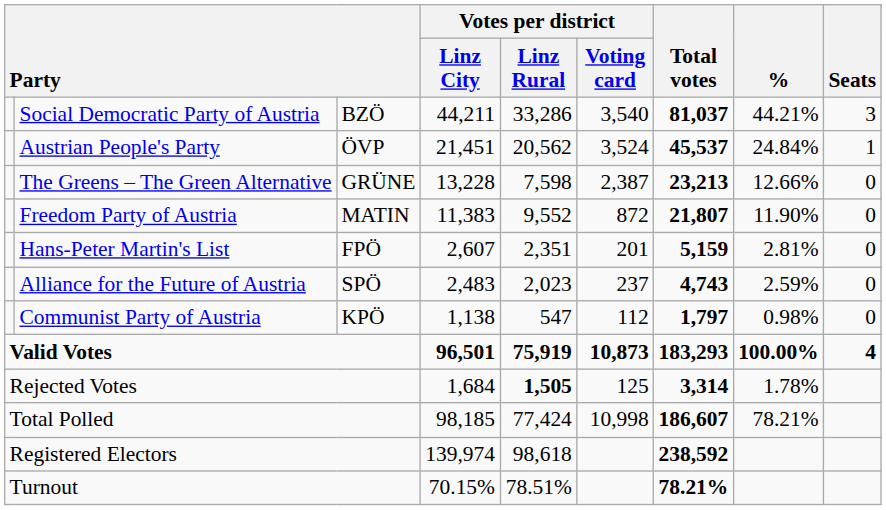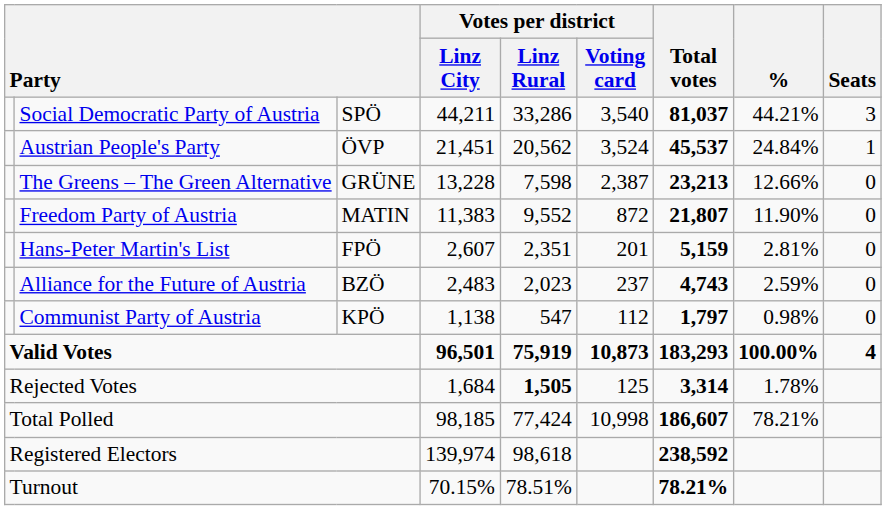(363, 113) BZÖ -> (361, 113) SPÖ
(361, 283) SPÖ -> (363, 283) BZÖ
